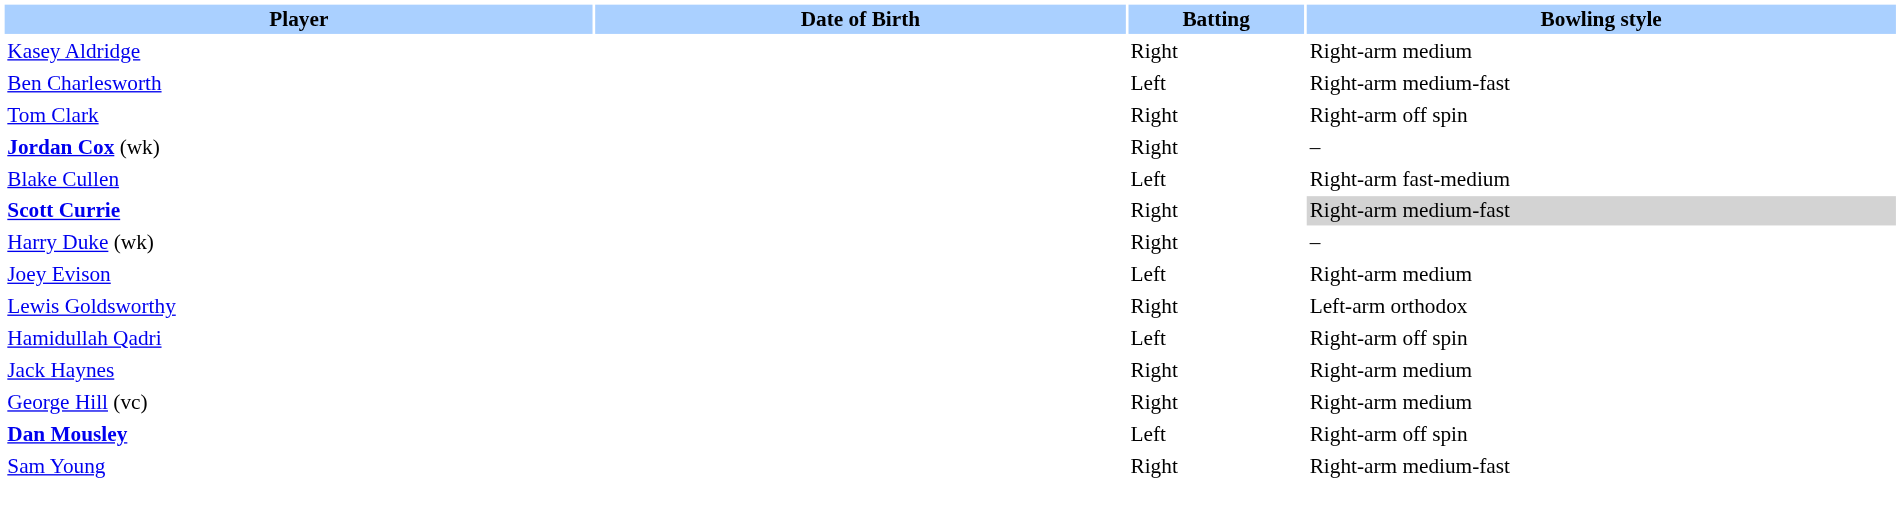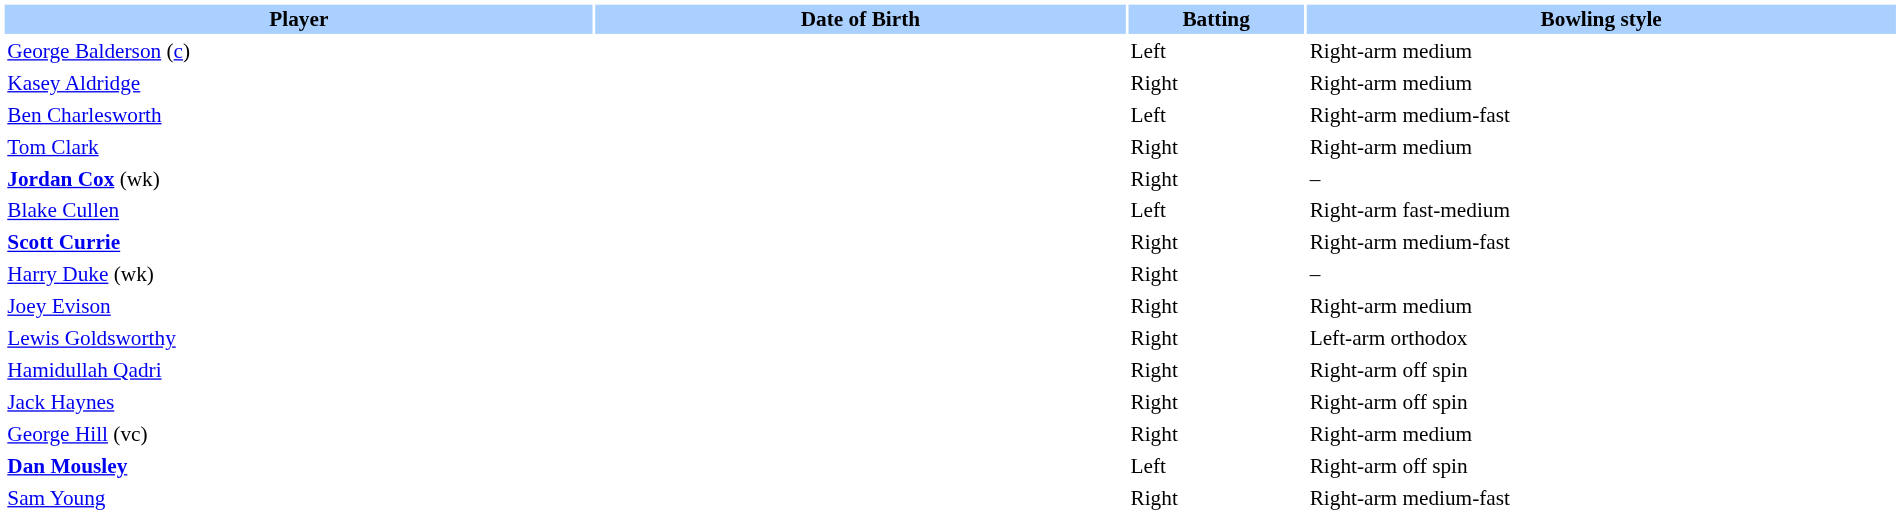+ row: (99, 51)
(1389, 114) Right-arm off spin -> (1391, 146) Right-arm medium
(1410, 210) lightgrey background -> (1410, 242) no background
(1148, 274) Left -> (1154, 306) Right
(1148, 338) Left -> (1154, 370) Right
(1391, 370) Right-arm medium -> (1389, 402) Right-arm off spin
